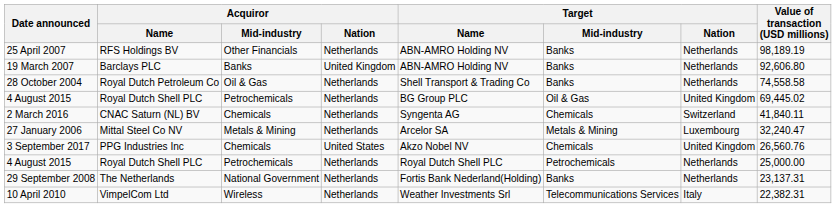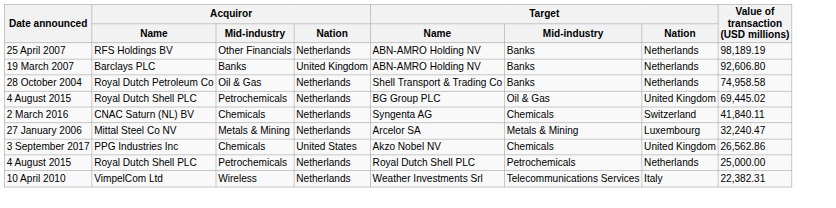(782, 83) 74,558.58 -> (743, 83) 74,958.58
(782, 147) 26,560.76 -> (743, 147) 26,562.86
- row: (51, 179)
